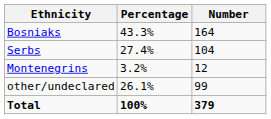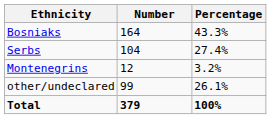columns swapped: (229, 14) <-> (155, 14)
